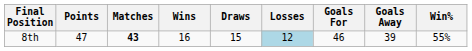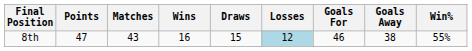(133, 39) bold -> (133, 39) normal
(390, 39) 39 -> (390, 39) 38
